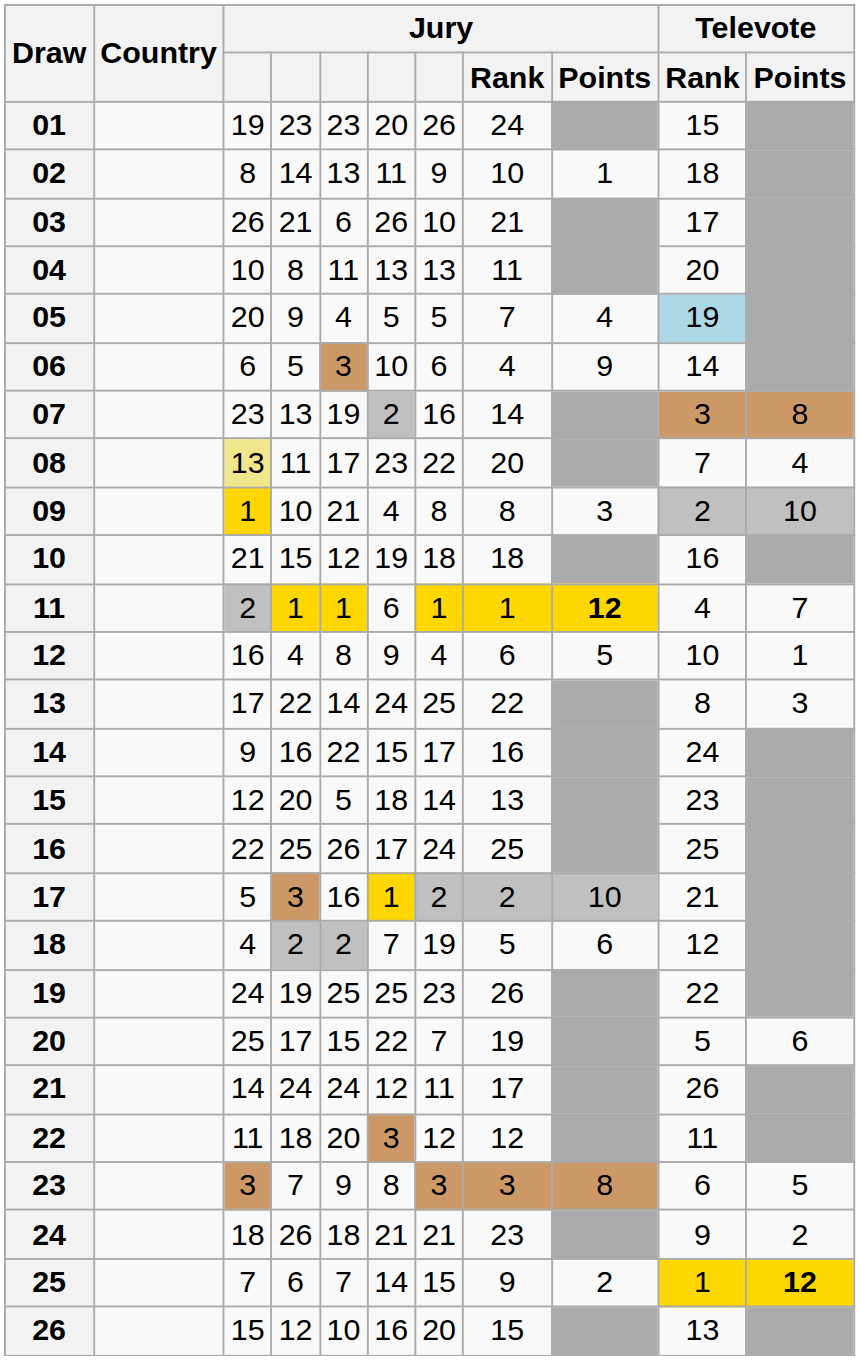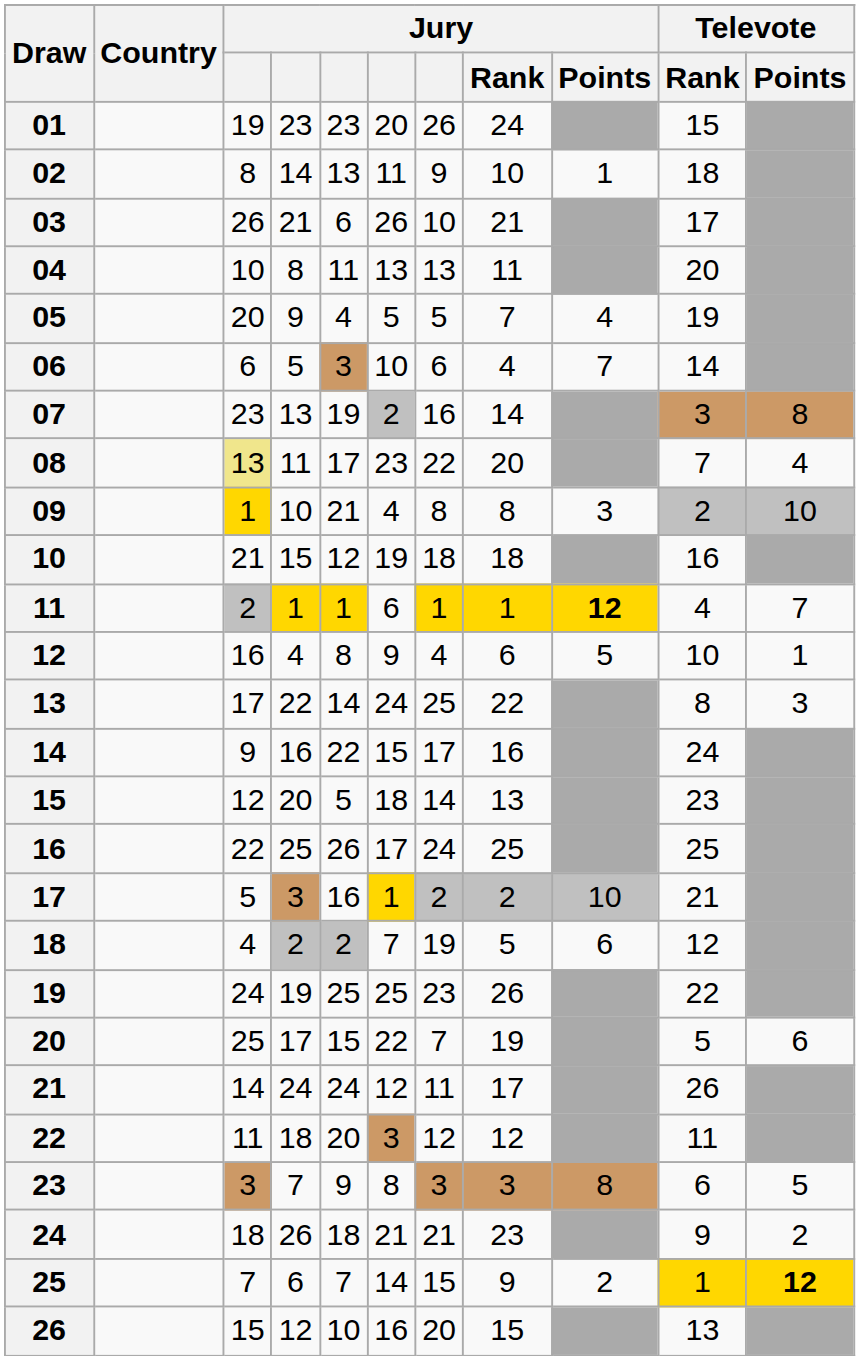(702, 317) lightblue background -> (702, 317) no background
(605, 366) 9 -> (605, 366) 7
